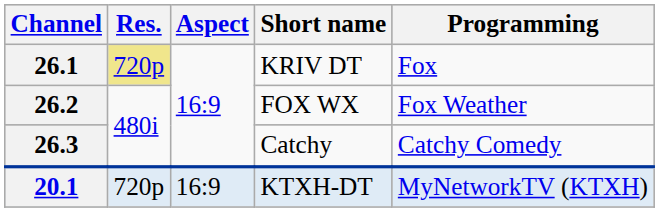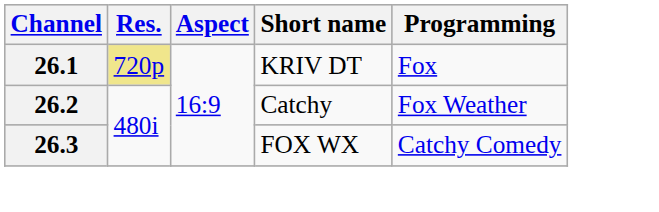(310, 104) FOX WX -> (296, 104) Catchy
(296, 144) Catchy -> (310, 144) FOX WX
- row: (56, 186)
